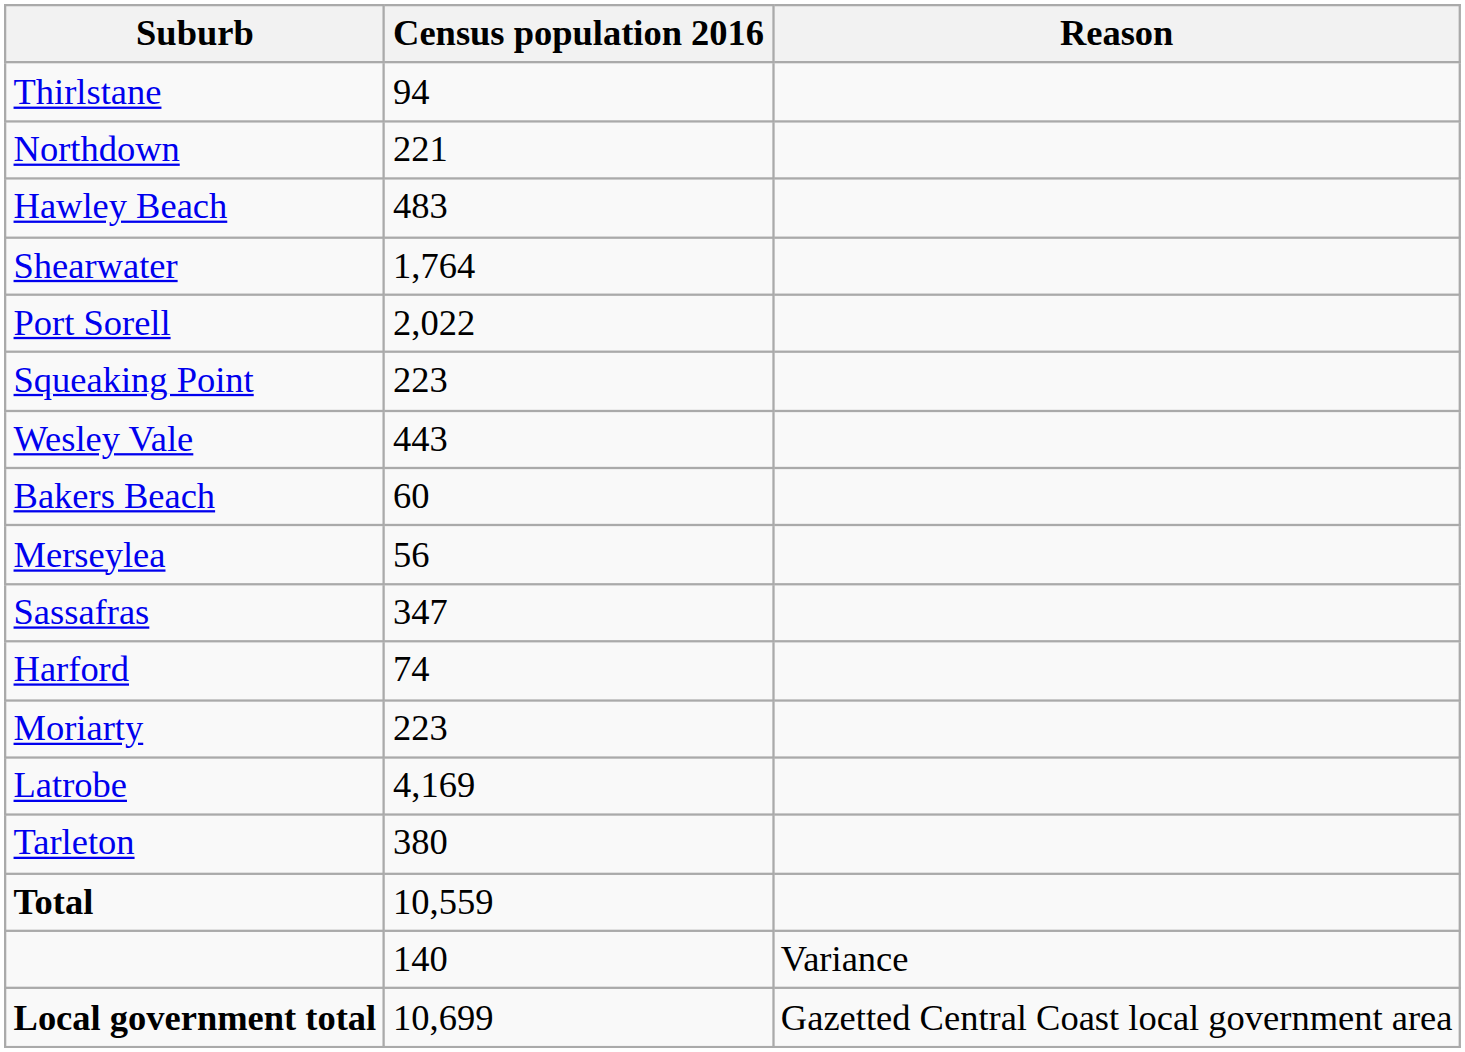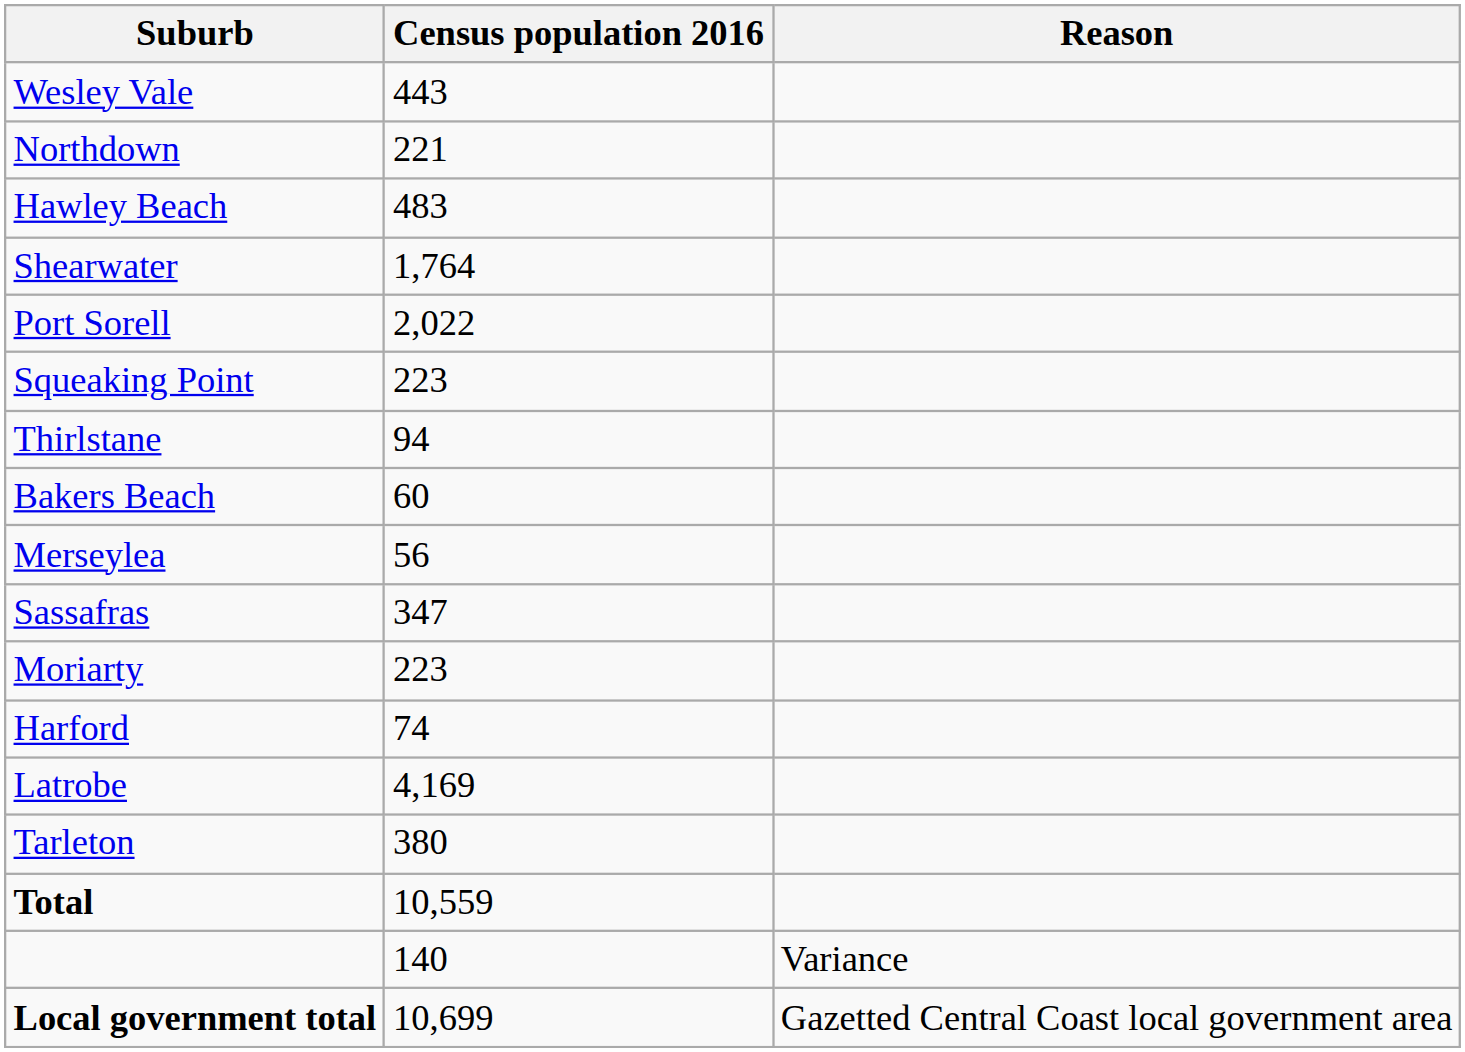rows swapped: (103, 438) <-> (88, 91)
rows swapped: (71, 669) <-> (78, 727)
